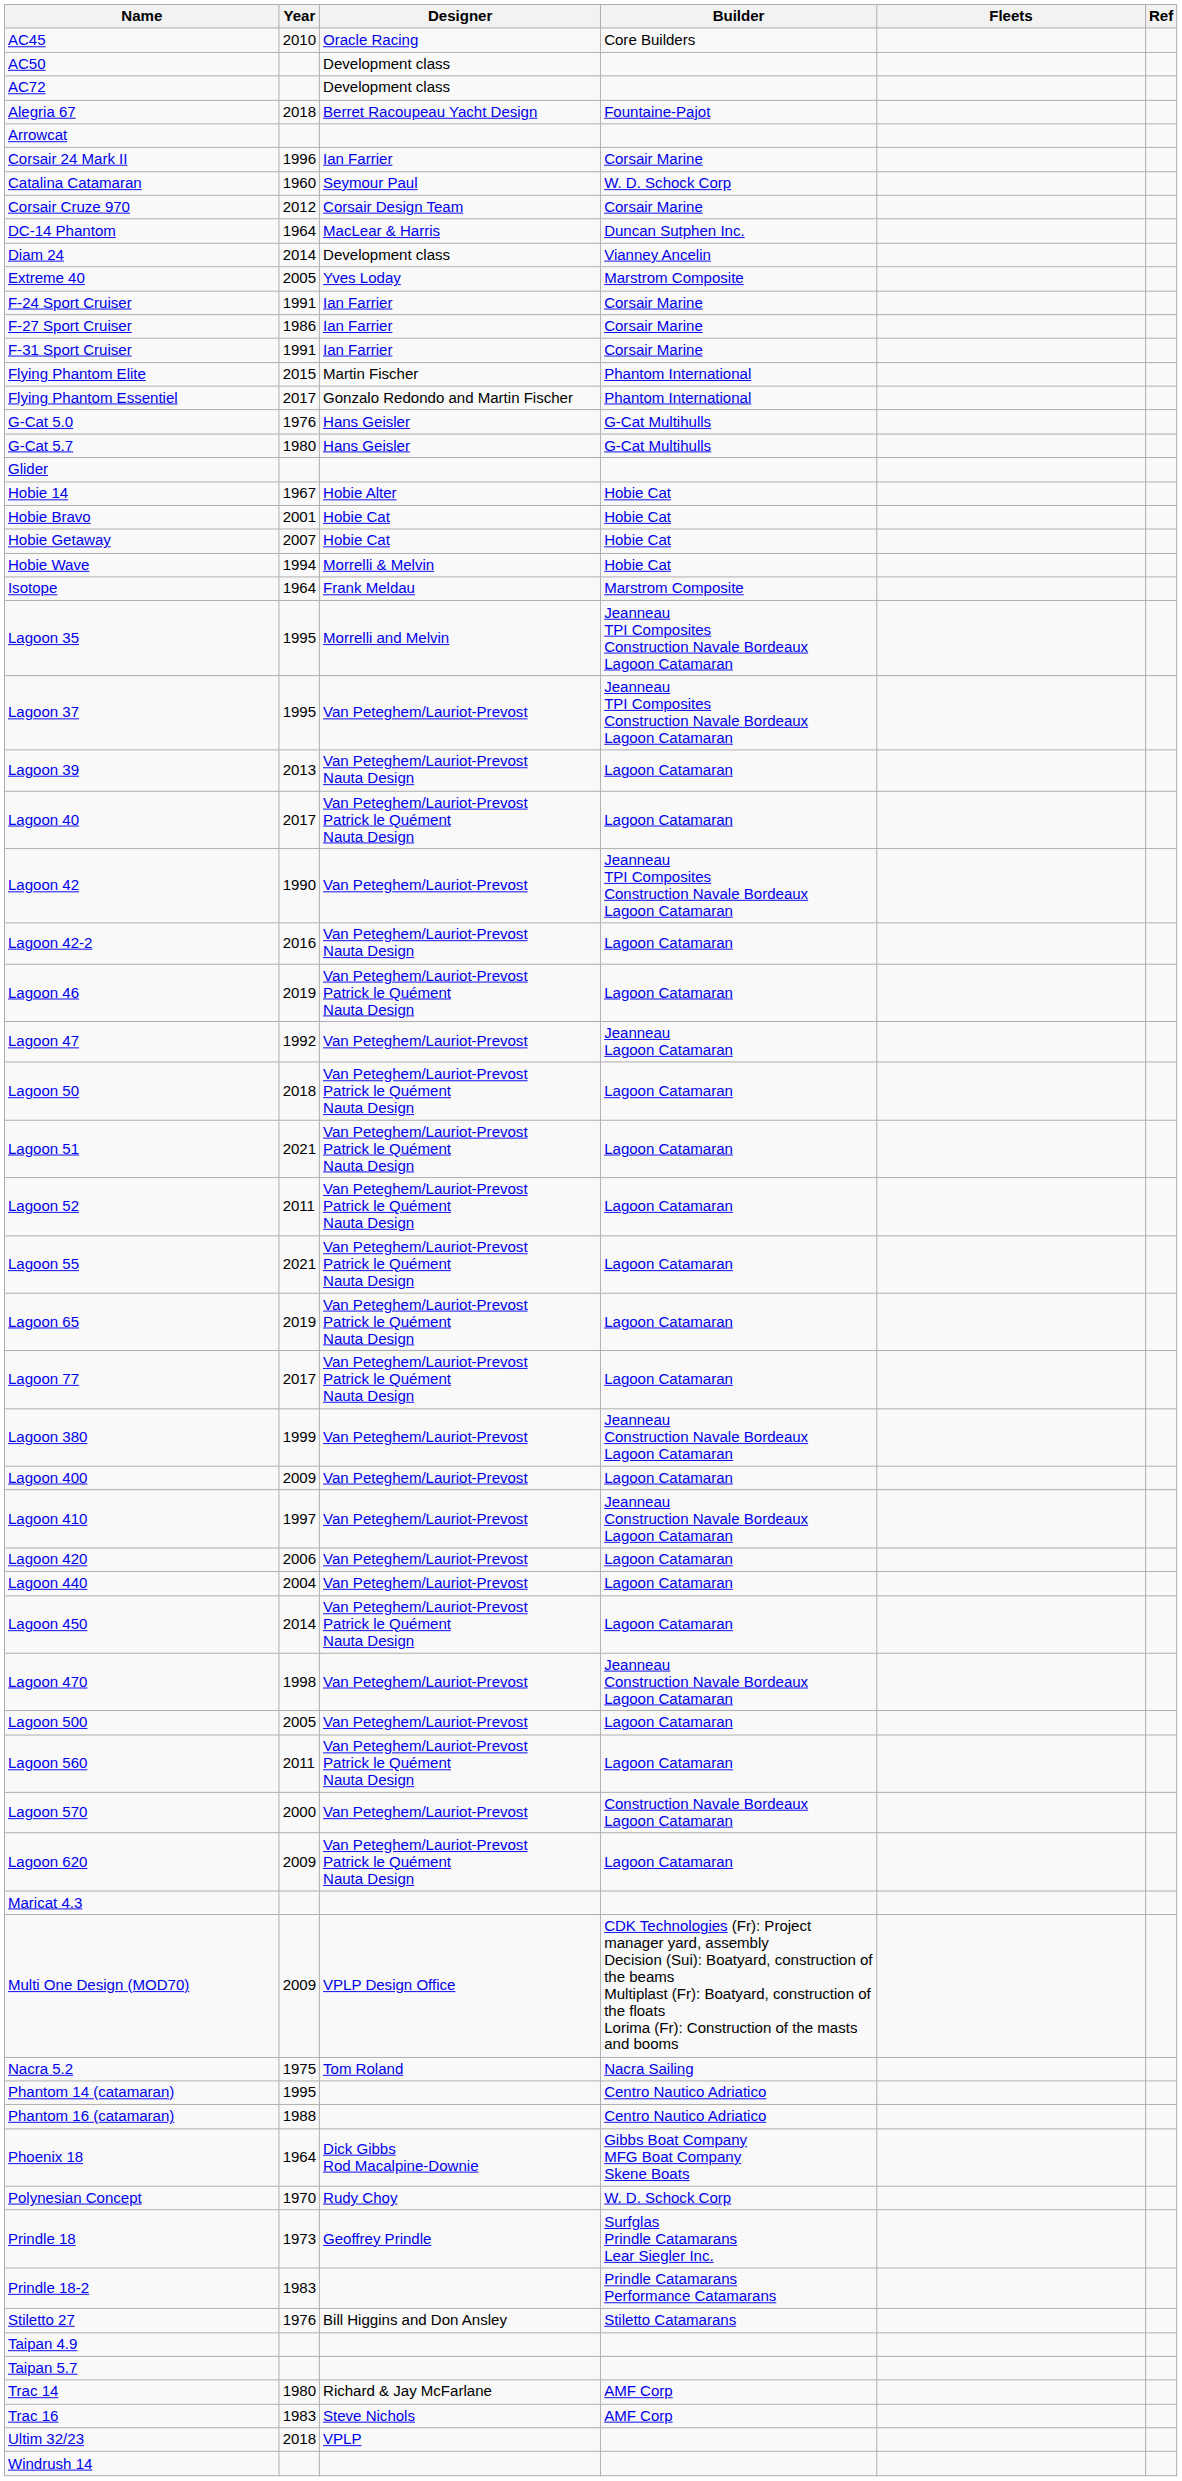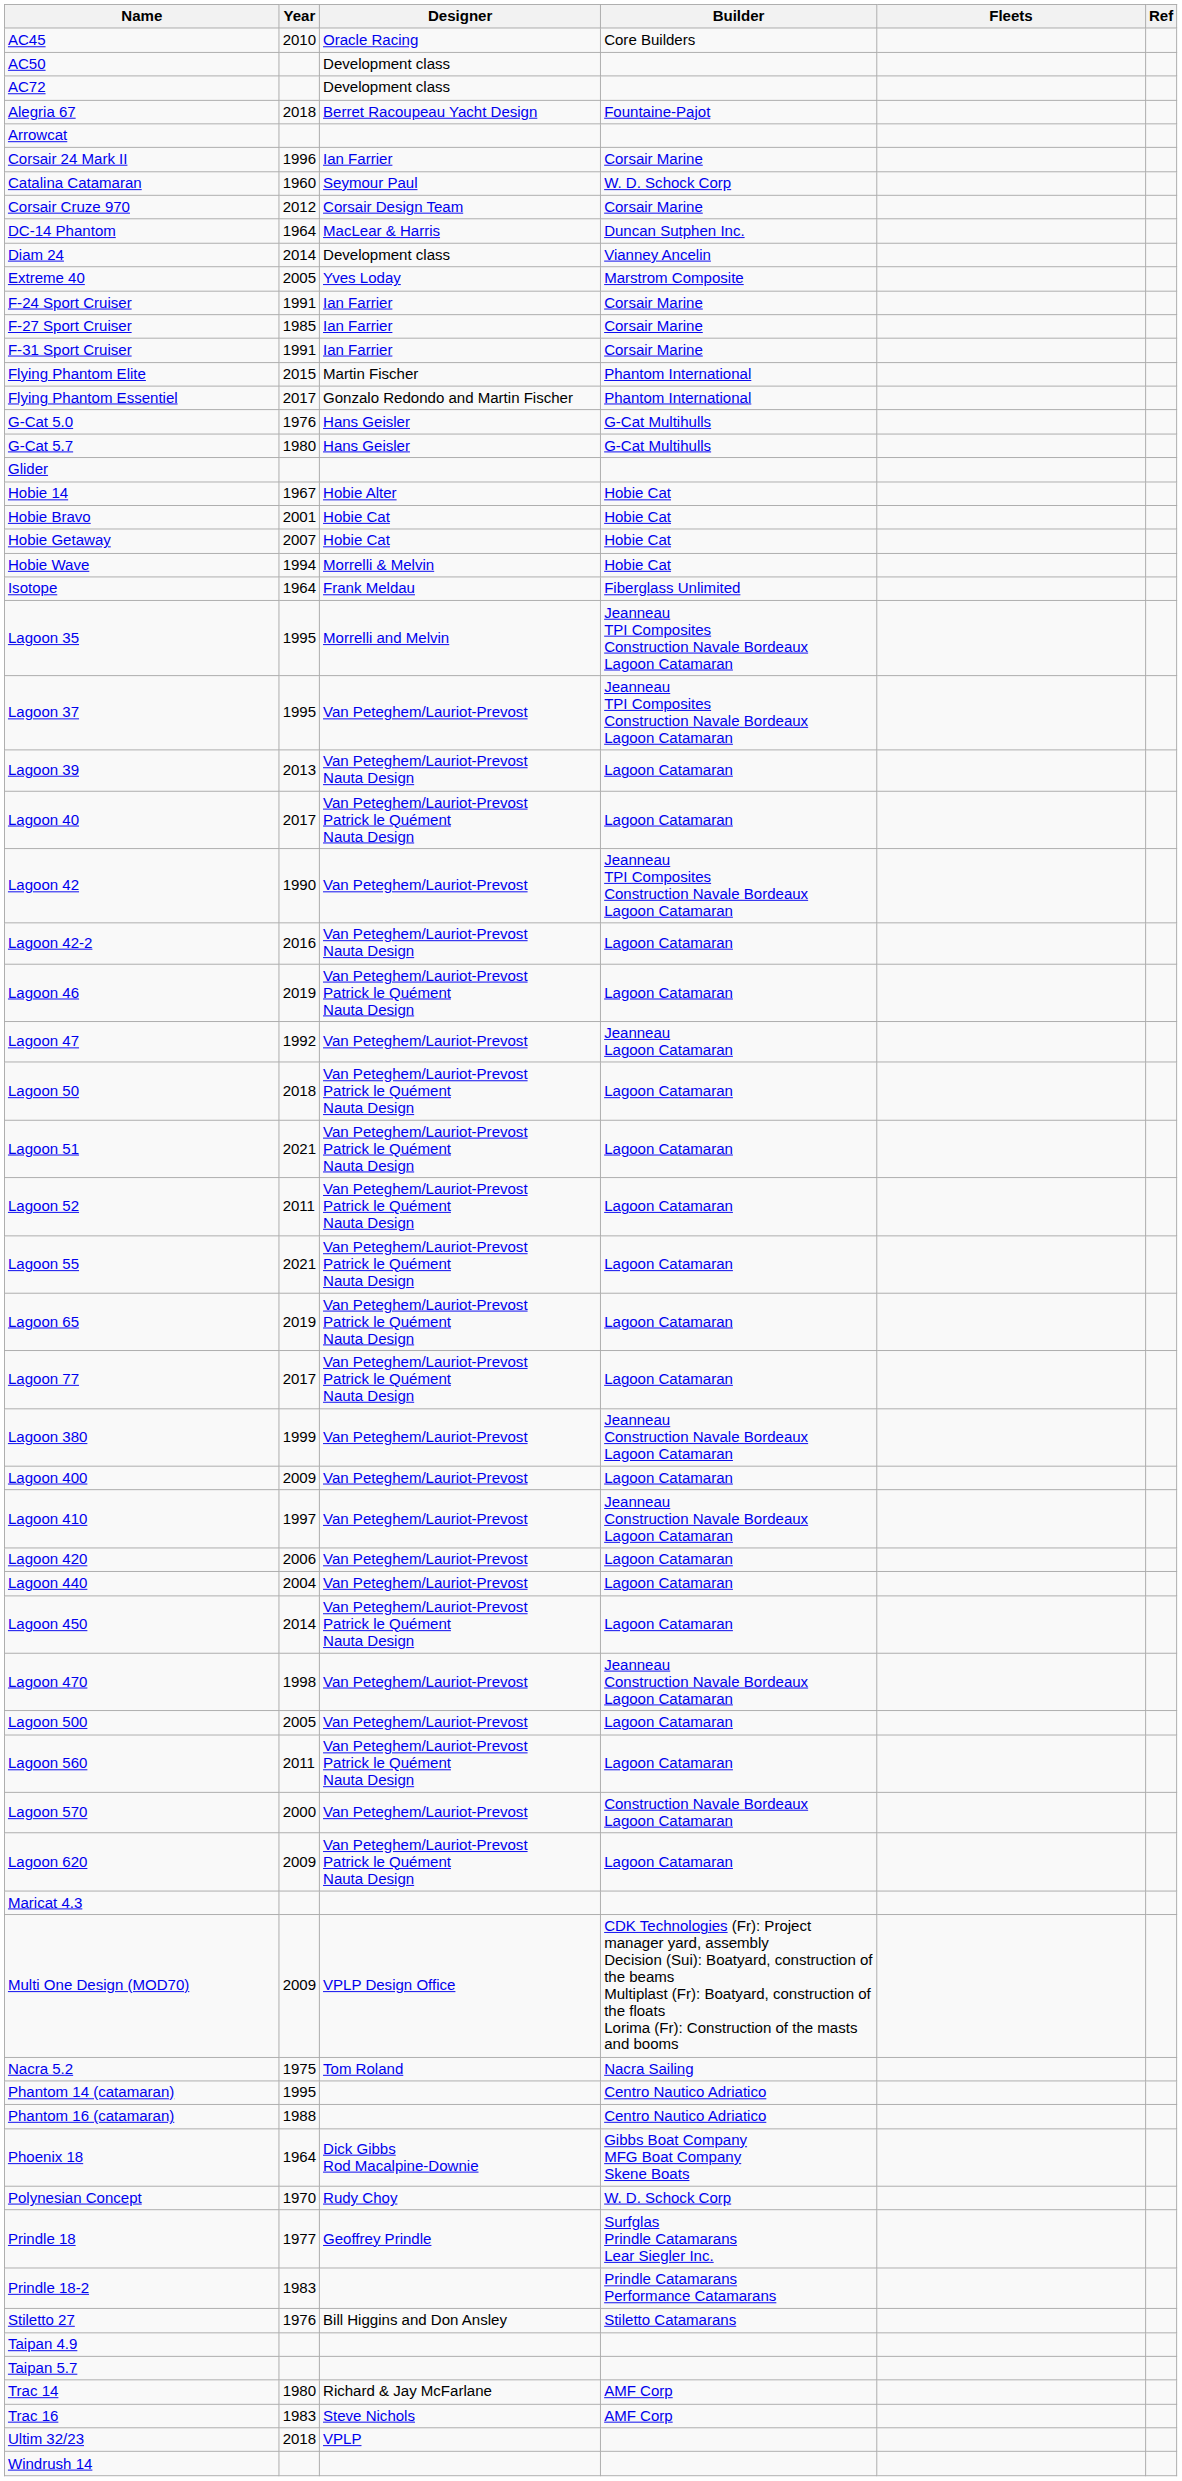(299, 326) 1986 -> (299, 326) 1985
(674, 588) Marstrom Composite -> (672, 588) Fiberglass Unlimited
(299, 2238) 1973 -> (299, 2238) 1977
